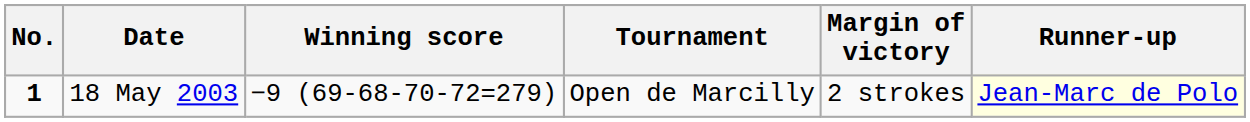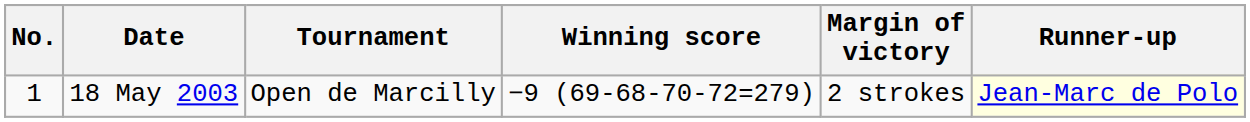columns swapped: (692, 41) <-> (404, 41)
(34, 96) bold -> (34, 96) normal
